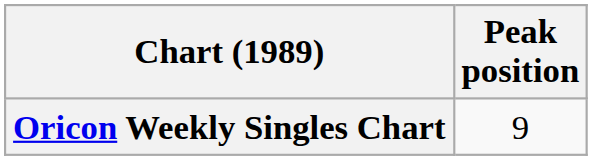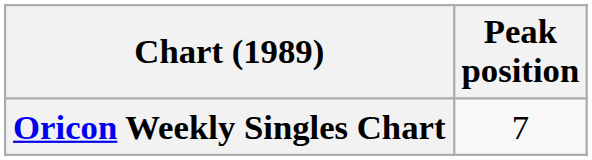(520, 126) 9 -> (520, 126) 7
